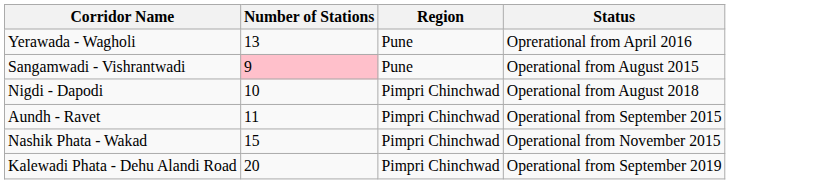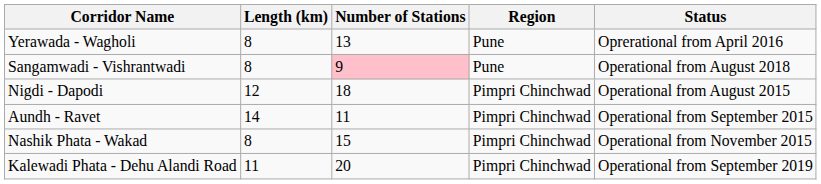+ column: (286, 16)
(603, 66) Operational from August 2015 -> (694, 66) Operational from August 2018
(252, 91) 10 -> (343, 91) 18
(603, 91) Operational from August 2018 -> (694, 91) Operational from August 2015
